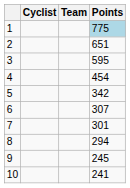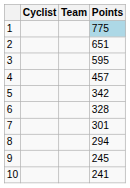(100, 77) 454 -> (100, 77) 457
(100, 110) 307 -> (100, 110) 328
